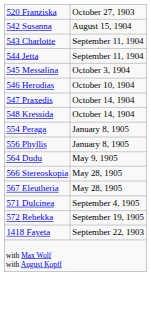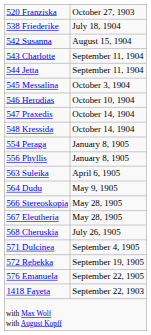+ row: (33, 26)
+ row: (28, 174)
+ row: (32, 233)
+ row: (32, 277)
